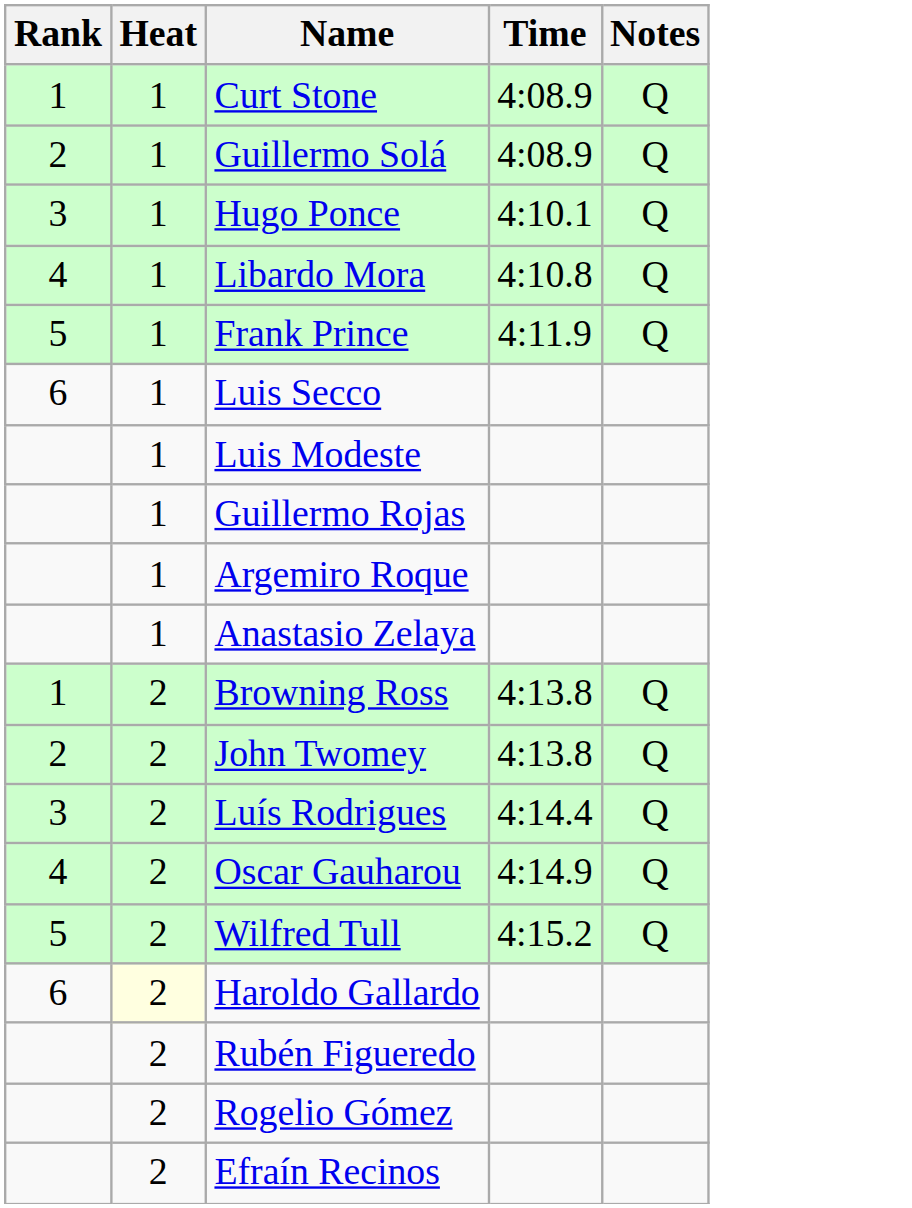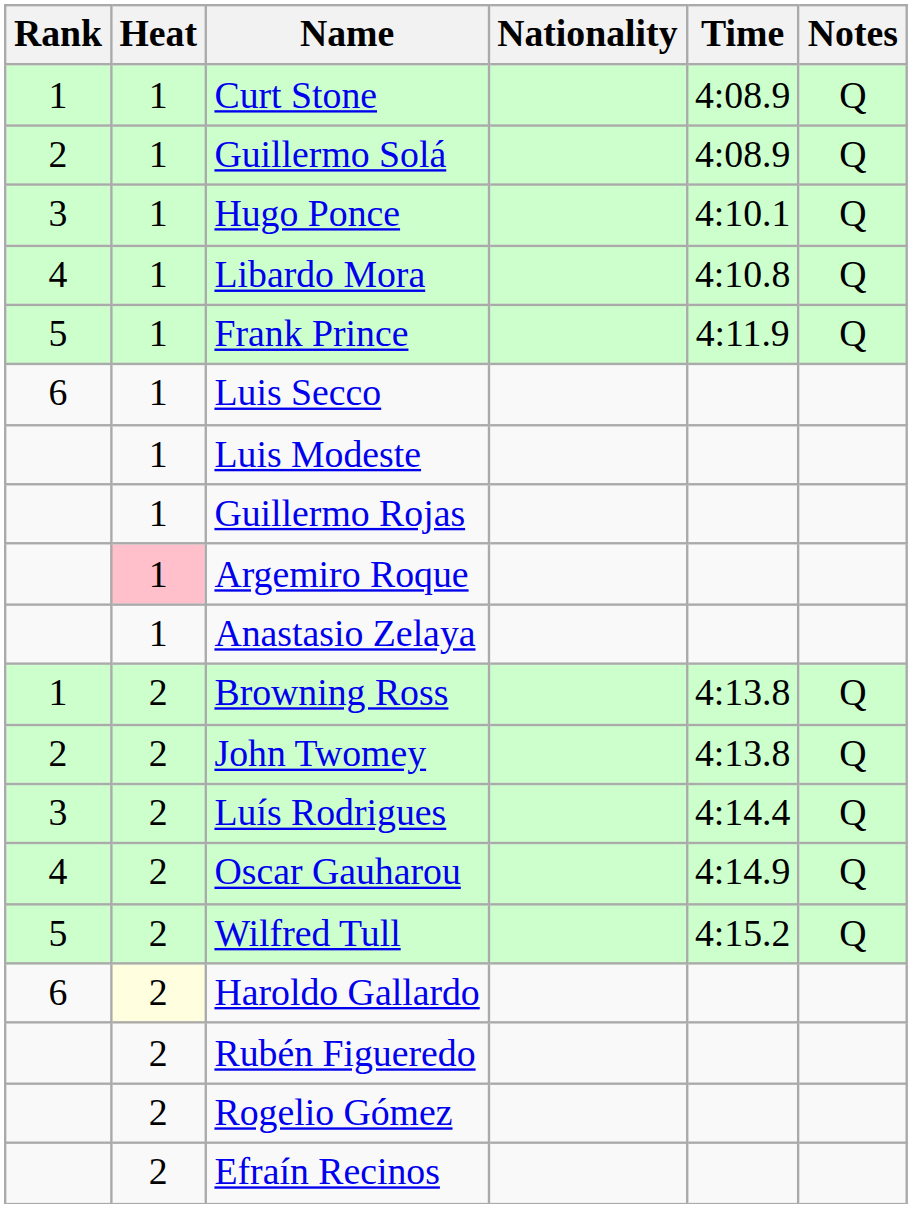+ column: (587, 34)
(158, 573) no background -> (158, 573) pink background
